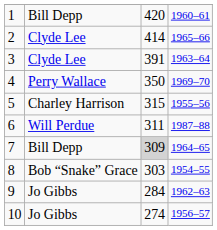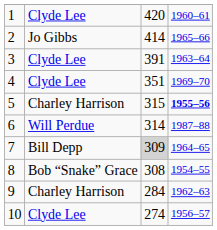(55, 15) Bill Depp -> (57, 15) Clyde Lee
(57, 37) Clyde Lee -> (53, 37) Jo Gibbs
(67, 81) Perry Wallace -> (57, 81) Clyde Lee
(155, 81) 350 -> (155, 81) 351
(190, 103) normal -> (190, 103) bold
(154, 125) 311 -> (155, 125) 314
(155, 170) 303 -> (155, 170) 308
(53, 192) Jo Gibbs -> (76, 192) Charley Harrison
(53, 214) Jo Gibbs -> (57, 214) Clyde Lee
